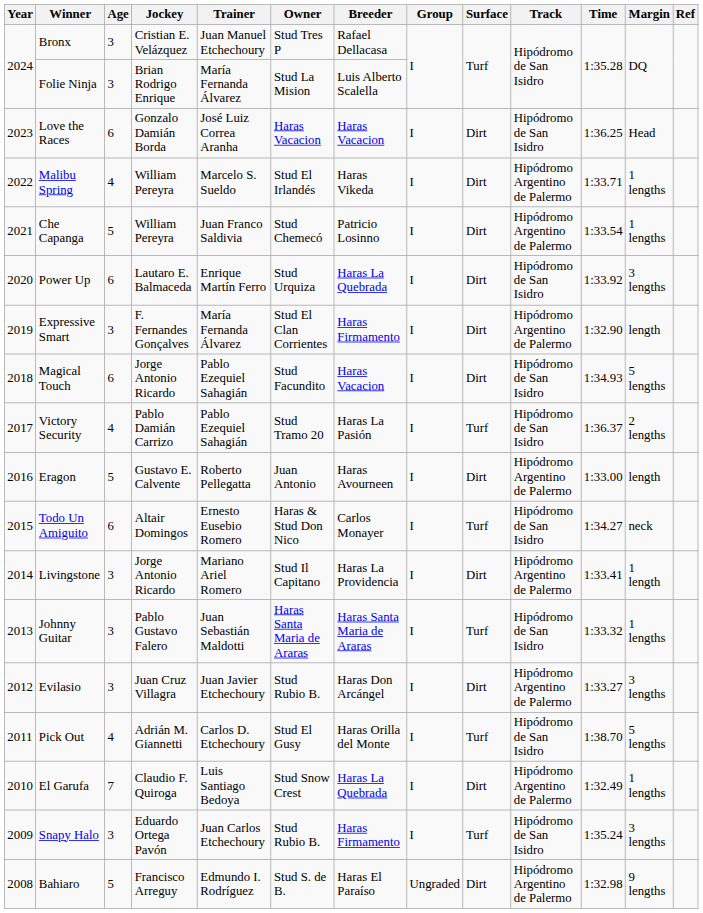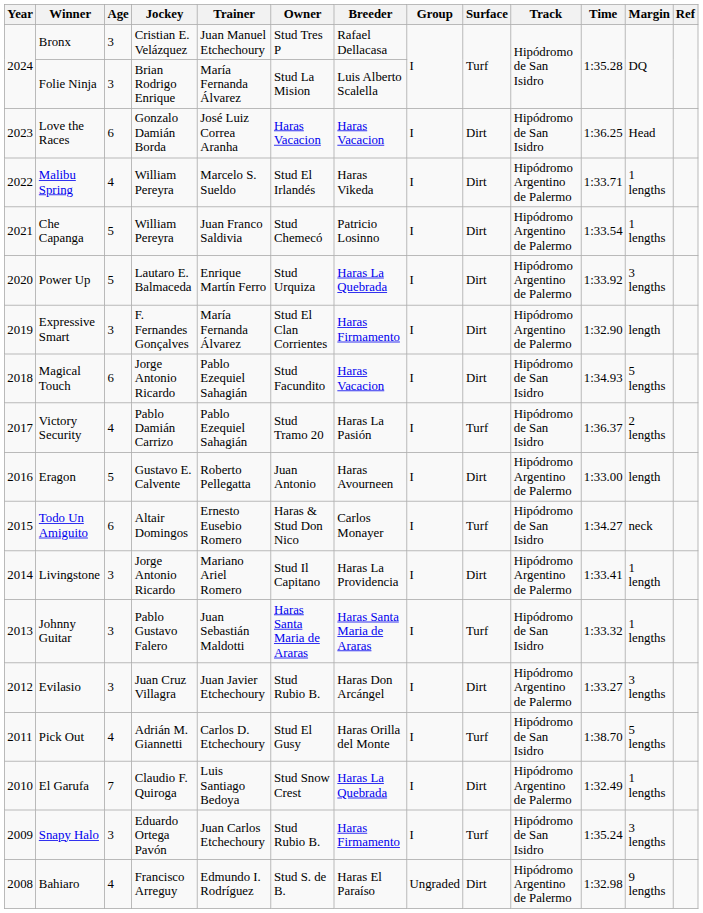(111, 280) 6 -> (111, 280) 5
(543, 280) Hipódromo de San Isidro -> (543, 280) Hipódromo Argentino de Palermo
(111, 884) 5 -> (111, 884) 4
